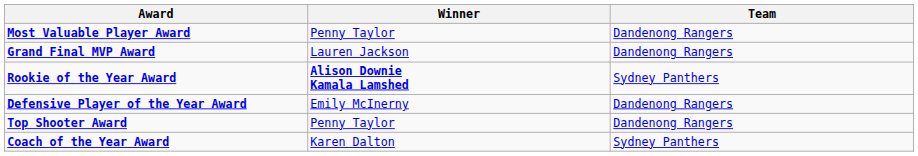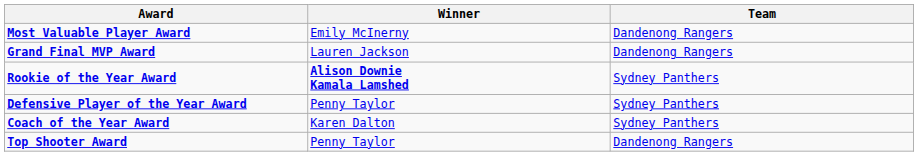(353, 33) Penny Taylor -> (360, 33) Emily McInerny
(360, 104) Emily McInerny -> (353, 104) Penny Taylor
(673, 104) Dandenong Rangers -> (666, 104) Sydney Panthers
rows swapped: (88, 142) <-> (67, 123)
